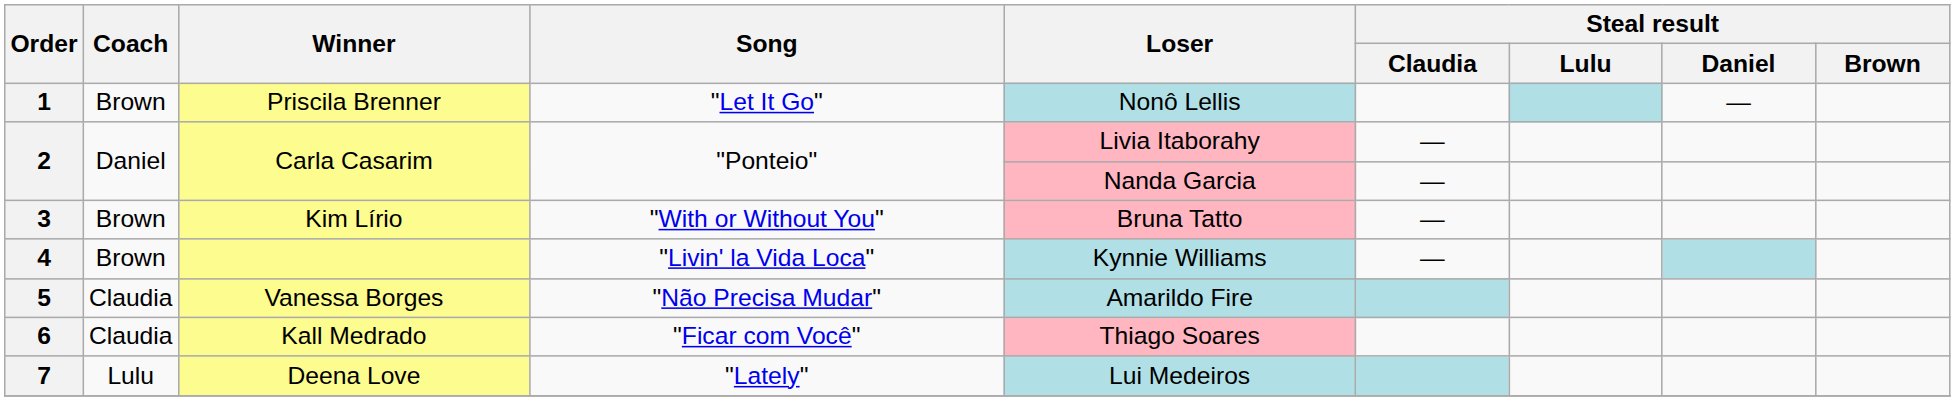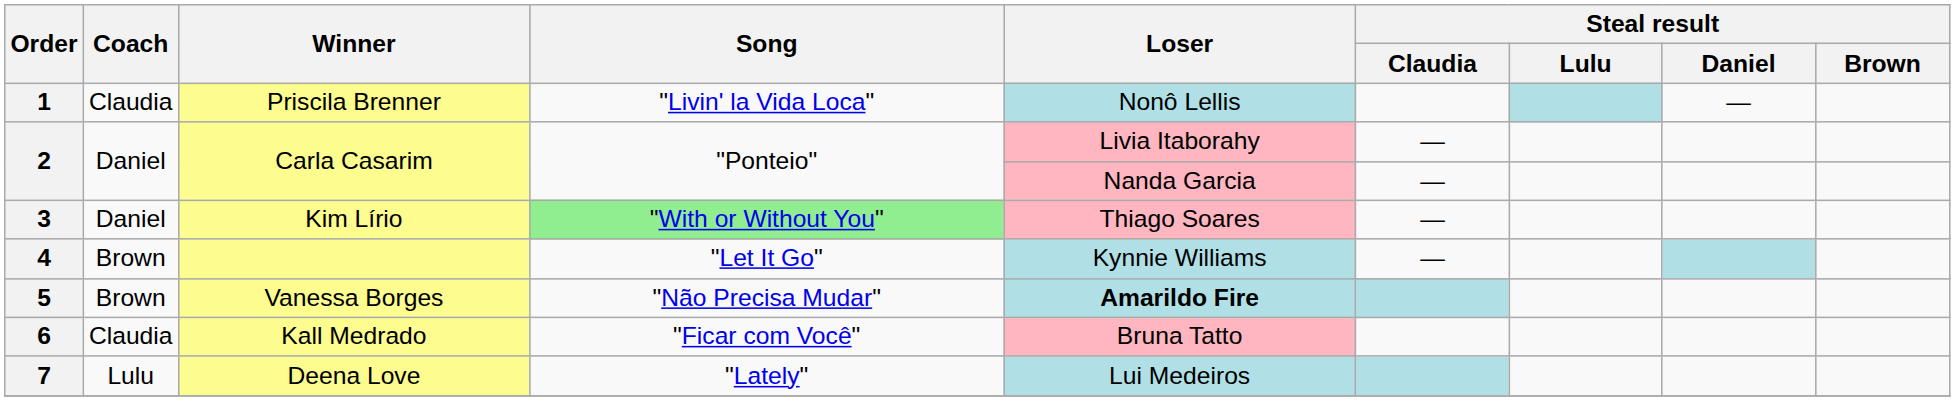(131, 102) Brown -> (131, 102) Claudia
(767, 102) "Let It Go" -> (767, 102) "Livin' la Vida Loca"
(131, 219) Brown -> (131, 219) Daniel
(767, 219) no background -> (767, 219) lightgreen background
(1180, 219) Bruna Tatto -> (1180, 219) Thiago Soares
(767, 258) "Livin' la Vida Loca" -> (767, 258) "Let It Go"
(131, 297) Claudia -> (131, 297) Brown
(1180, 297) normal -> (1180, 297) bold
(1180, 336) Thiago Soares -> (1180, 336) Bruna Tatto
